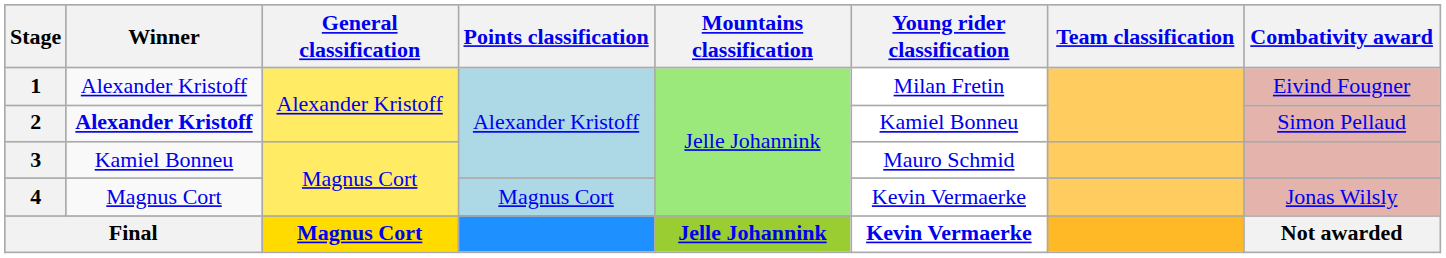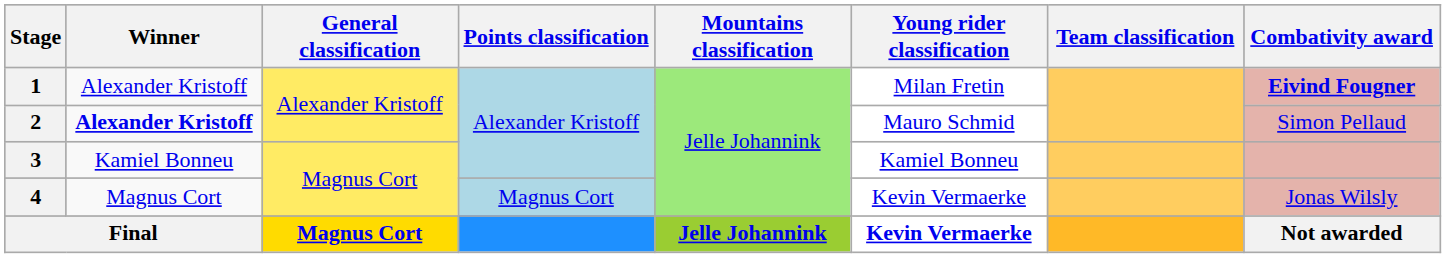(1342, 86) normal -> (1342, 86) bold
(949, 123) Kamiel Bonneu -> (949, 123) Mauro Schmid
(949, 160) Mauro Schmid -> (949, 160) Kamiel Bonneu
